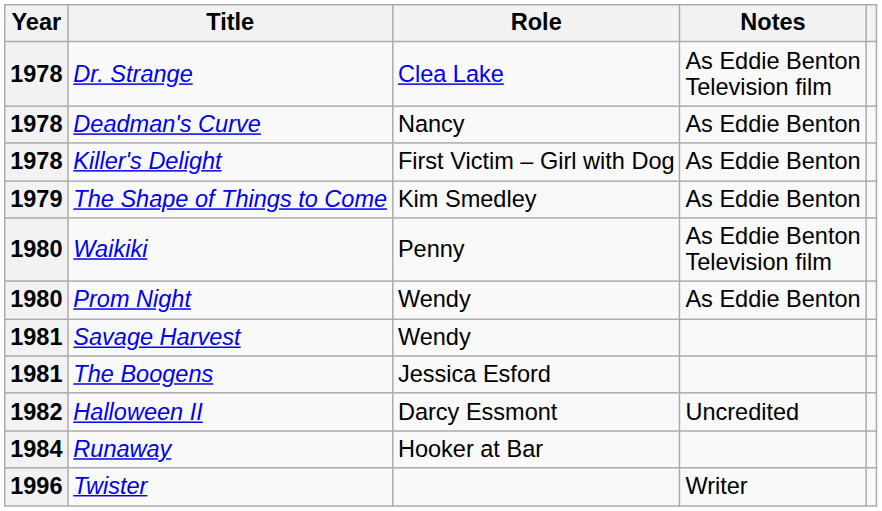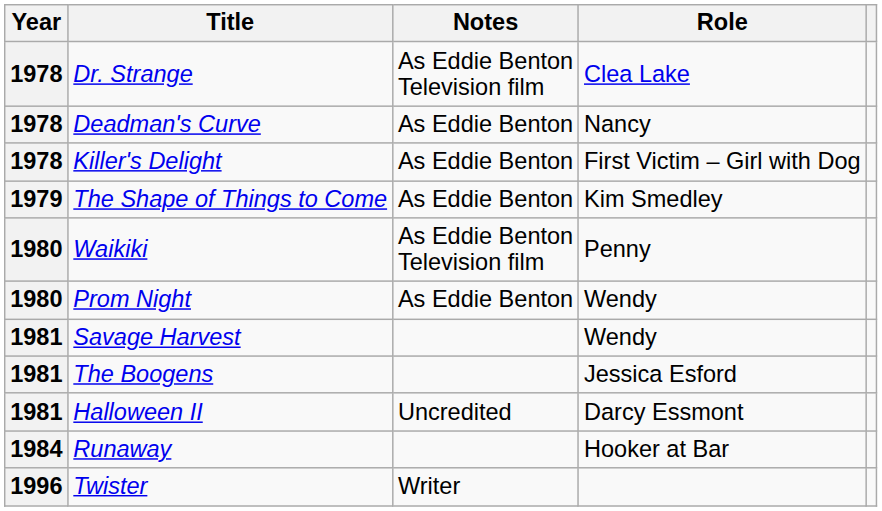columns swapped: (536, 23) <-> (773, 23)
(36, 411) 1982 -> (36, 411) 1981
